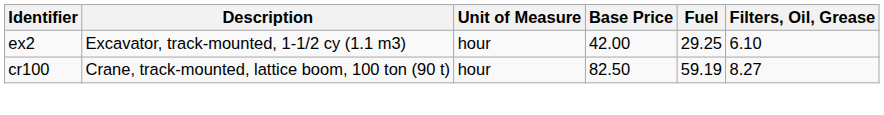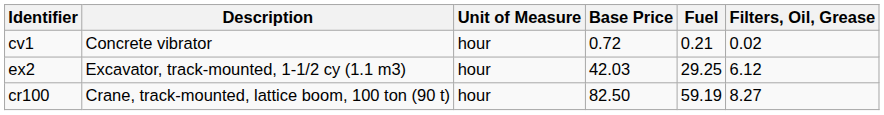+ row: (21, 43)
(610, 43) 42.00 -> (610, 69) 42.03
(746, 43) 6.10 -> (746, 69) 6.12
